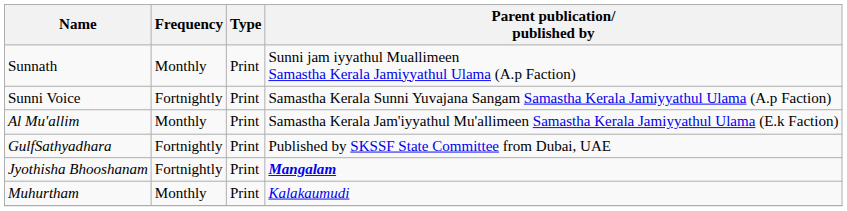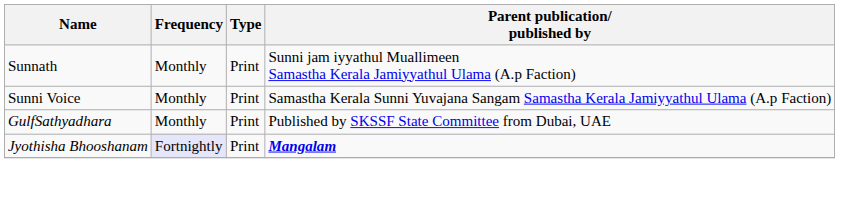(189, 97) Fortnightly -> (181, 97) Monthly
- row: (44, 121)
(189, 145) Fortnightly -> (181, 121) Monthly
(189, 169) no background -> (189, 145) lavender background
- row: (43, 193)
